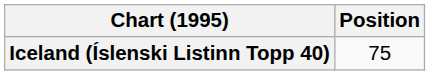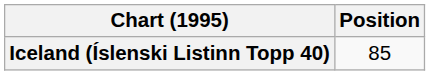(380, 53) 75 -> (380, 53) 85
